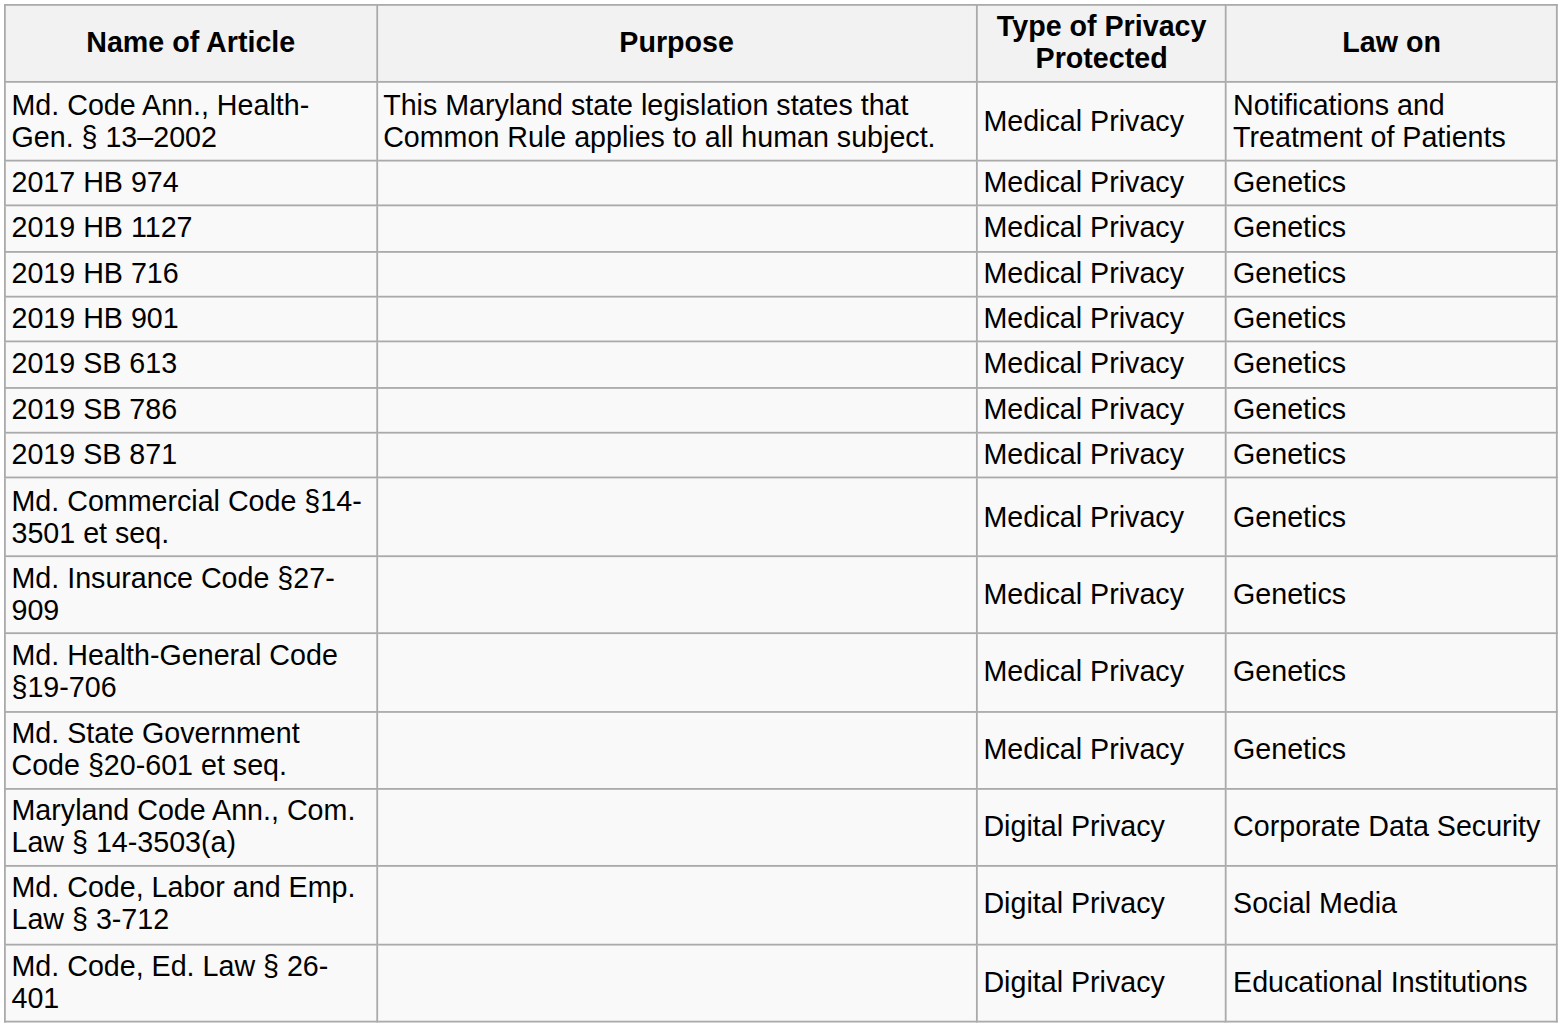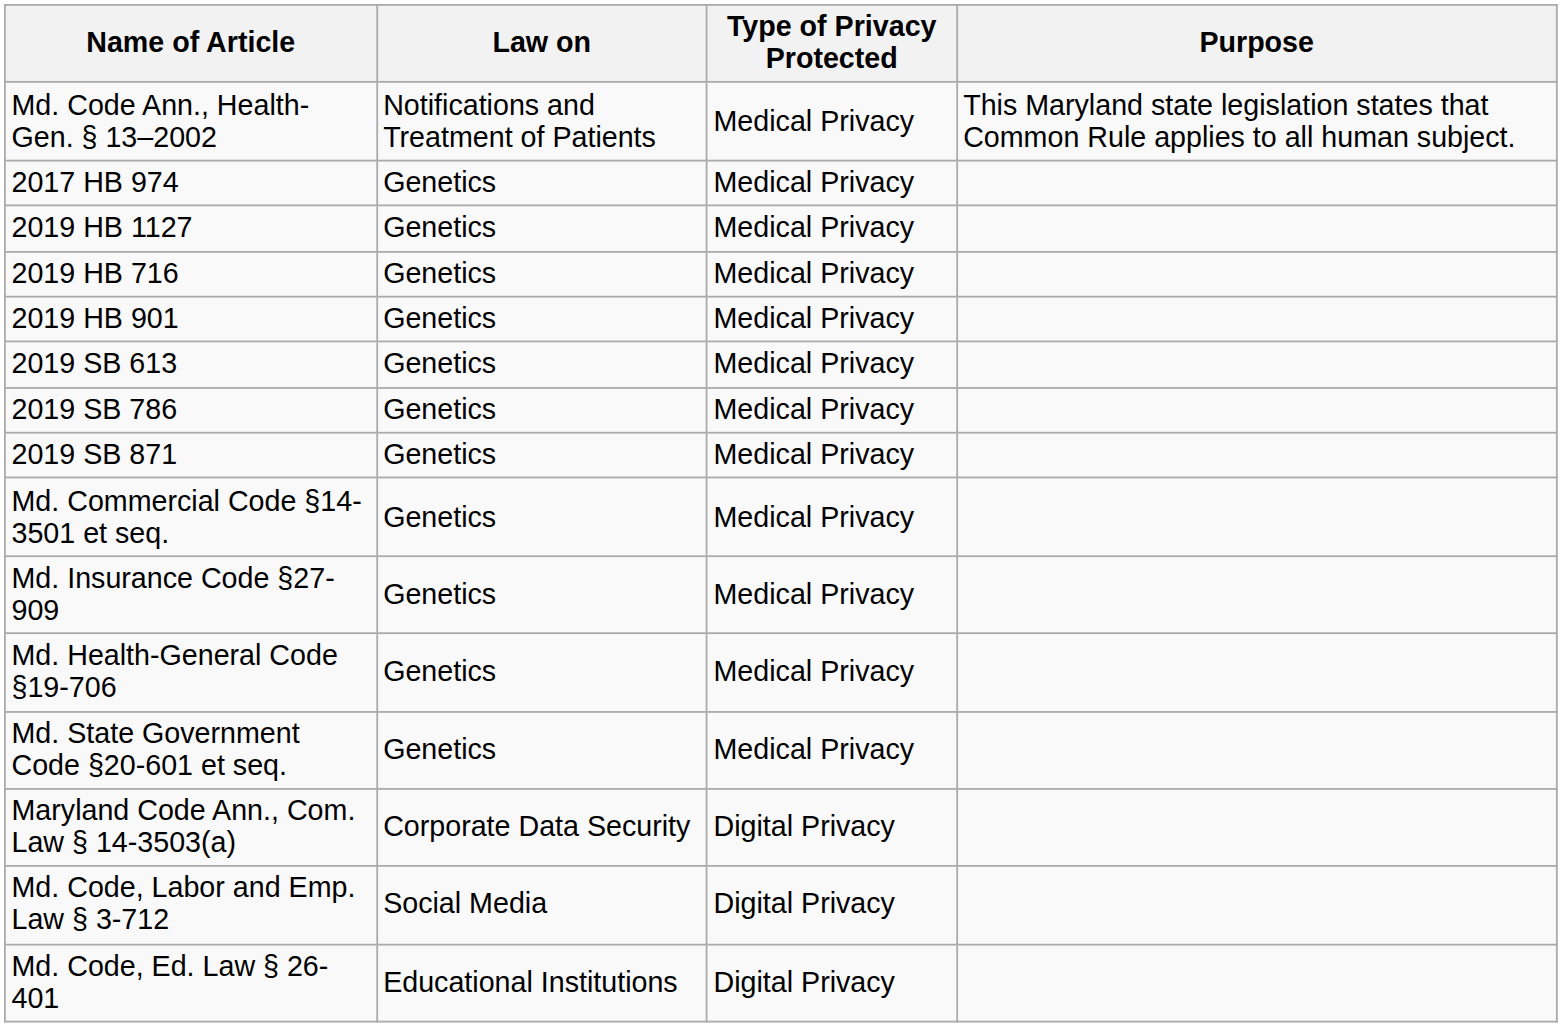columns swapped: (677, 43) <-> (1392, 43)
